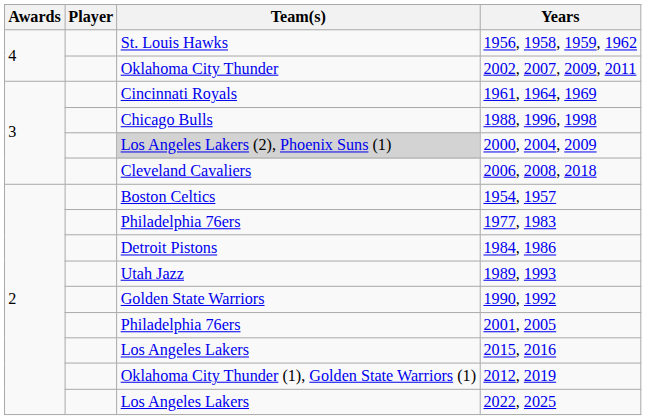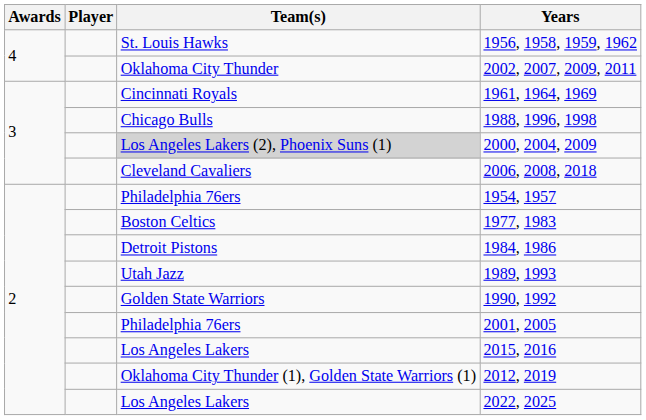(168, 196) Boston Celtics -> (181, 196) Philadelphia 76ers
(181, 222) Philadelphia 76ers -> (168, 222) Boston Celtics
